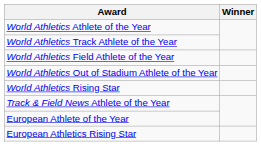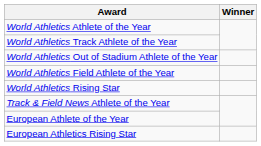rows swapped: (90, 57) <-> (112, 73)
